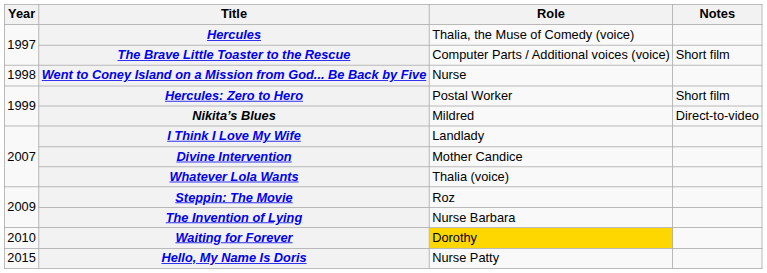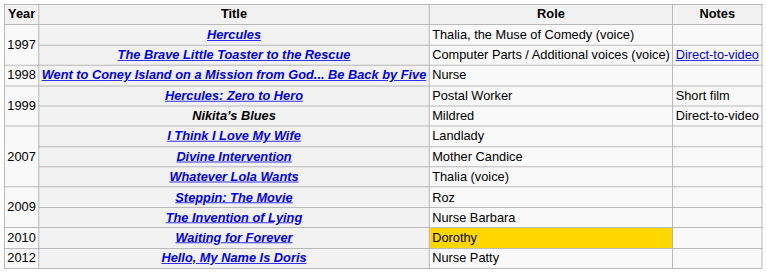(703, 55) Short film -> (717, 55) Direct-to-video
(22, 258) 2015 -> (22, 258) 2012
